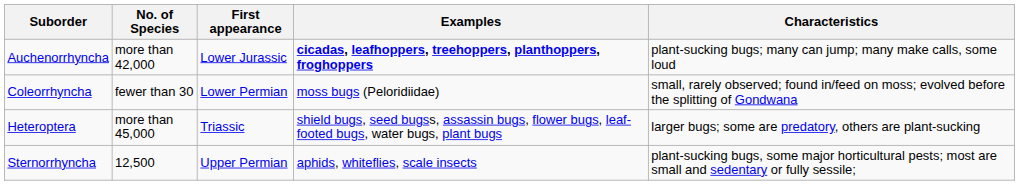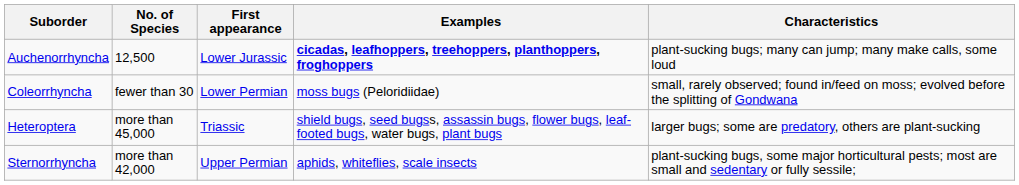(144, 57) more than 42,000 -> (135, 57) 12,500
(135, 162) 12,500 -> (144, 162) more than 42,000
